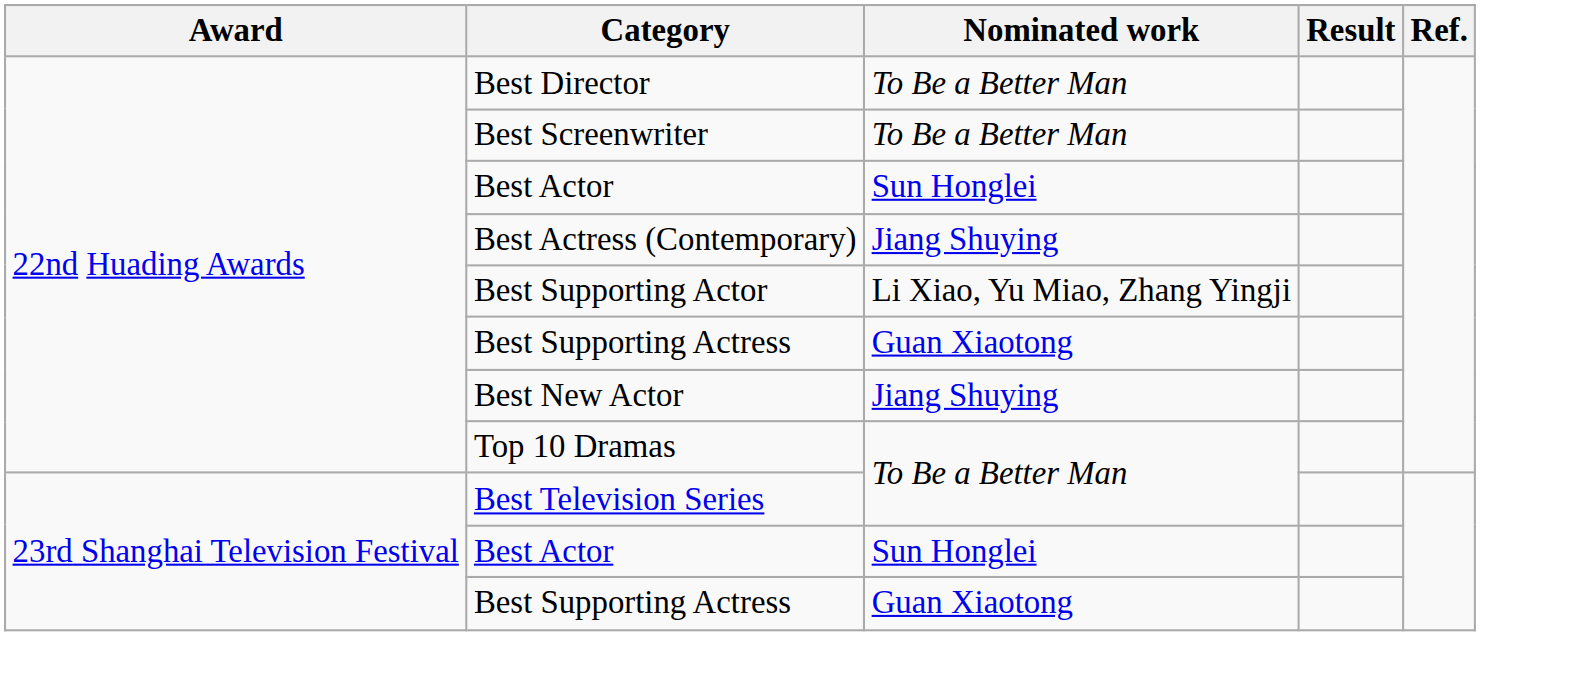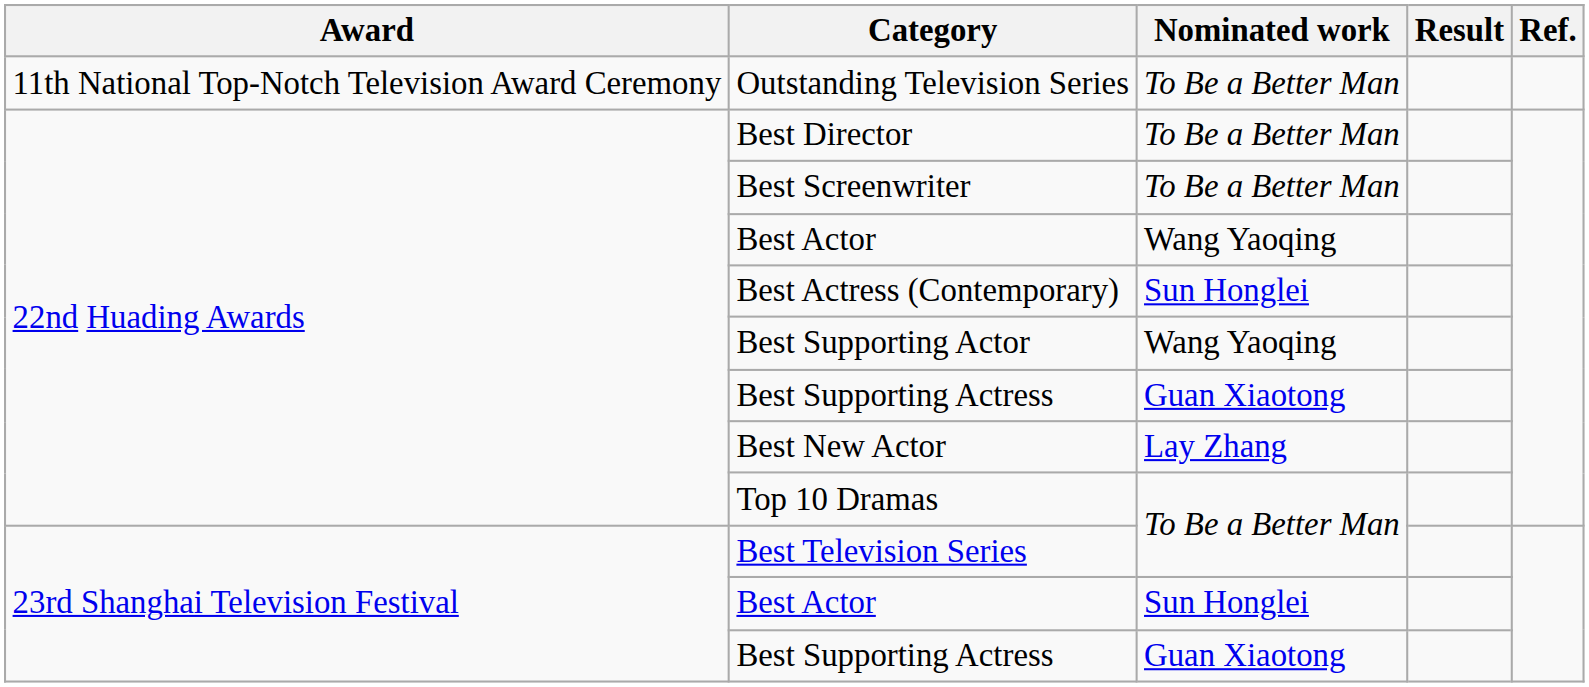+ row: (367, 82)
(954, 186) Sun Honglei -> (1240, 238) Wang Yaoqing
(965, 238) Jiang Shuying -> (1226, 290) Sun Honglei
(1081, 290) Li Xiao, Yu Miao, Zhang Yingji -> (1240, 342) Wang Yaoqing
(965, 394) Jiang Shuying -> (1216, 446) Lay Zhang
